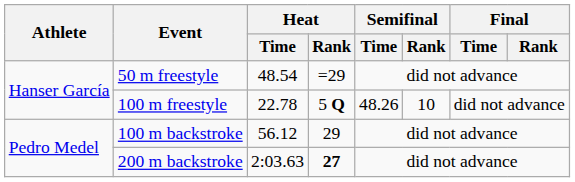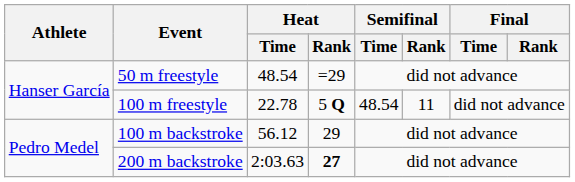(379, 104) 48.26 -> (379, 104) 48.54
(426, 104) 10 -> (426, 104) 11
